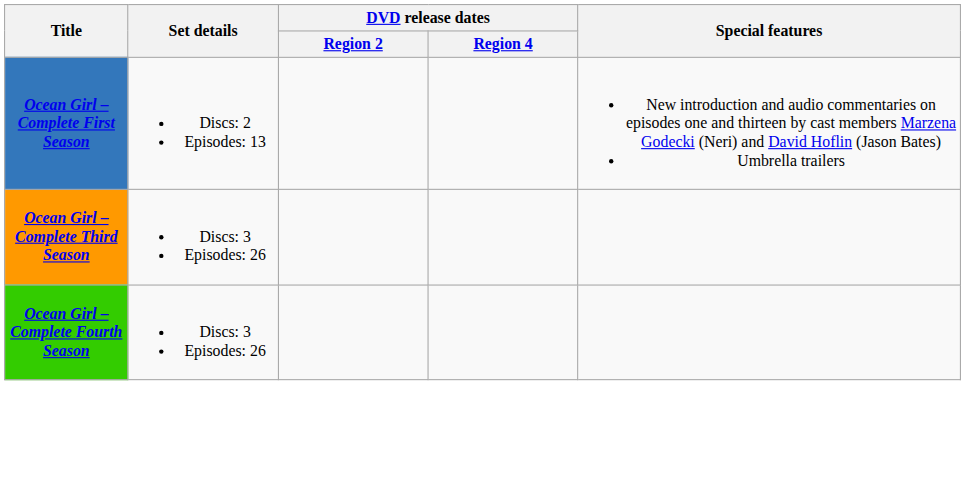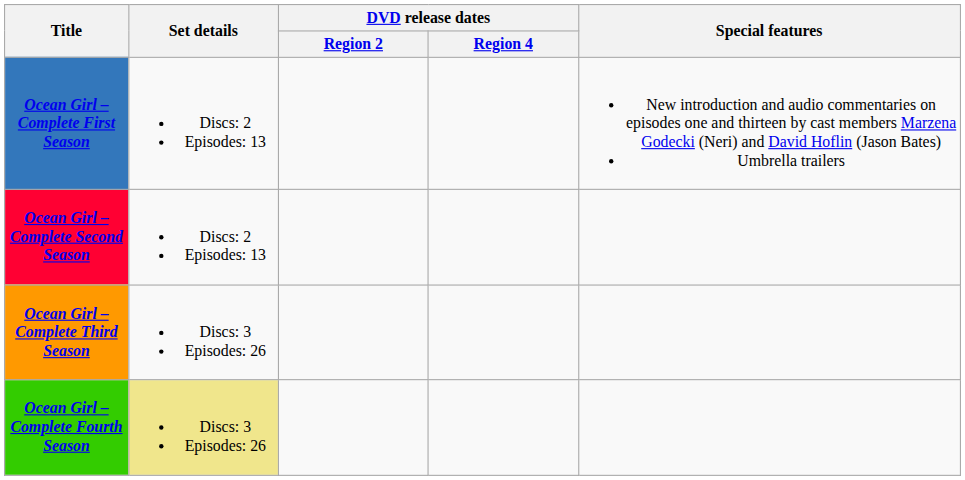+ row: (66, 237)
(203, 342) no background -> (203, 437) khaki background
